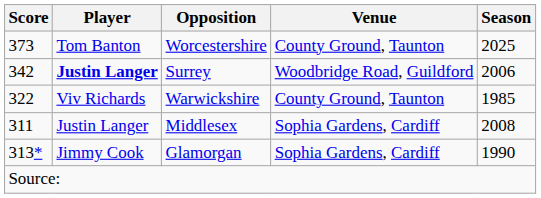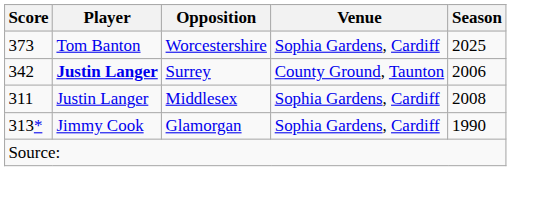(359, 44) County Ground, Taunton -> (357, 44) Sophia Gardens, Cardiff
(374, 71) Woodbridge Road, Guildford -> (359, 71) County Ground, Taunton
- row: (212, 98)
